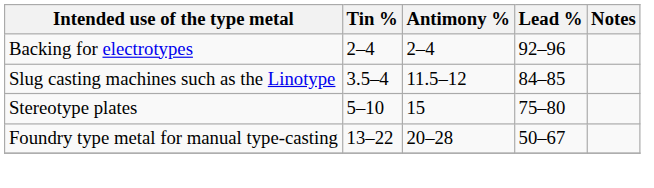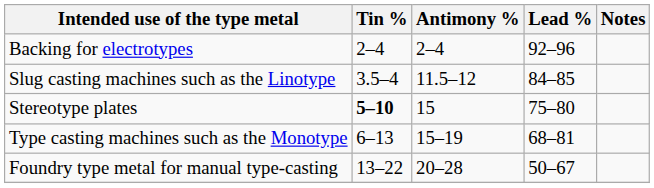(365, 108) normal -> (375, 108) bold
+ row: (178, 138)
